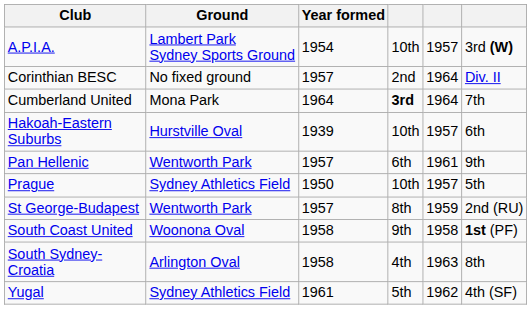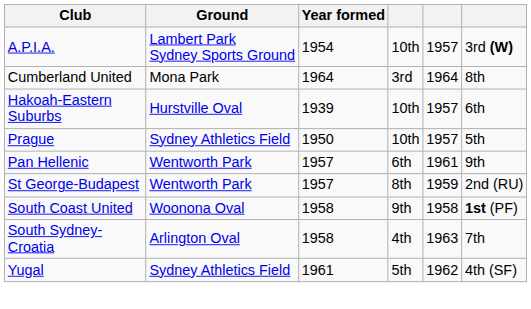- row: (62, 77)
(403, 100) bold -> (402, 77) normal
(475, 100) 7th -> (475, 77) 8th
rows swapped: (48, 162) <-> (31, 185)
(475, 261) 8th -> (475, 239) 7th
